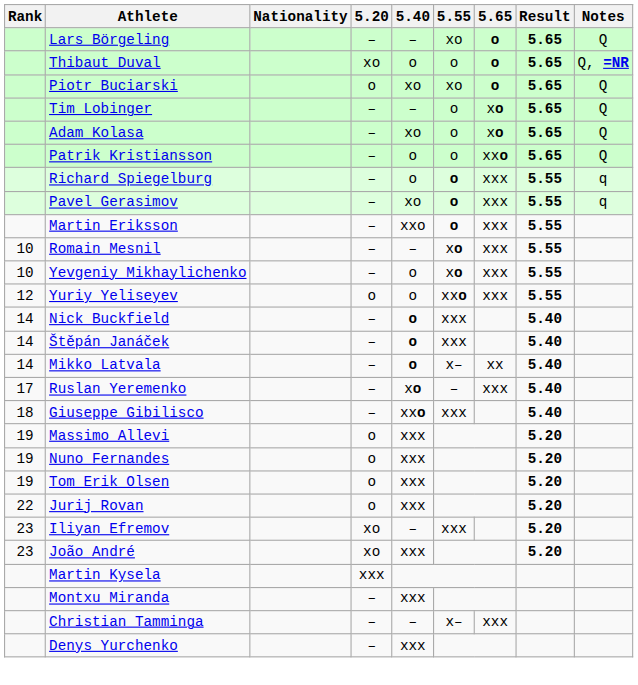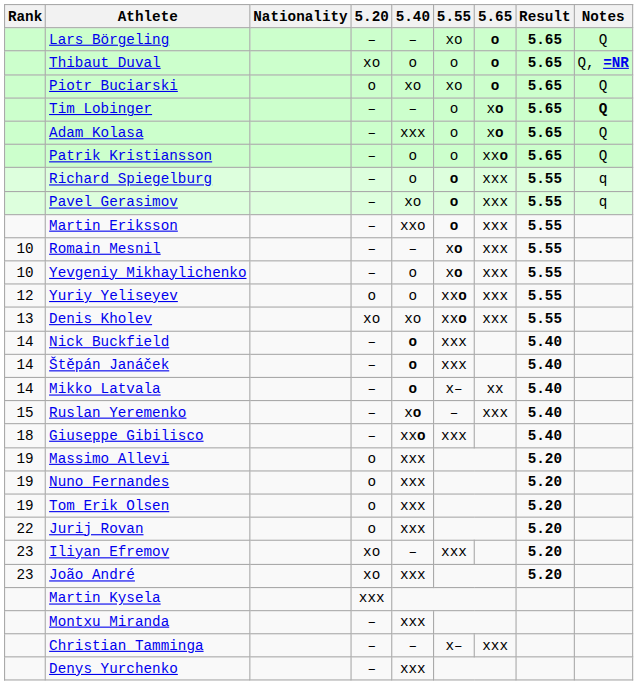(603, 109) normal -> (603, 109) bold
(413, 133) xo -> (413, 133) xxx
+ row: (101, 319)
(25, 389) 17 -> (25, 412) 15
